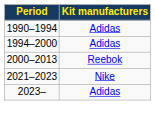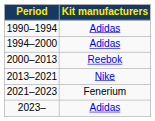+ row: (32, 76)
(105, 76) Nike -> (105, 92) Fenerium
